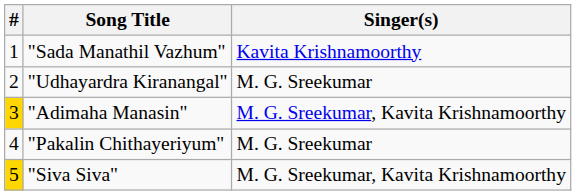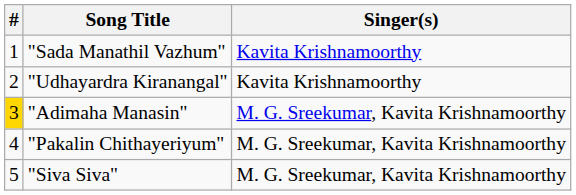(304, 81) M. G. Sreekumar -> (329, 81) Kavita Krishnamoorthy
(304, 143) M. G. Sreekumar -> (401, 143) M. G. Sreekumar, Kavita Krishnamoorthy
(14, 174) gold background -> (14, 174) no background
